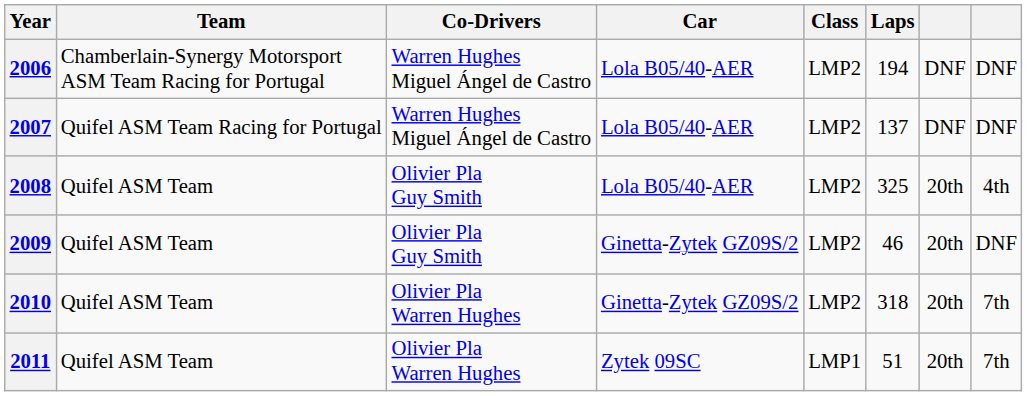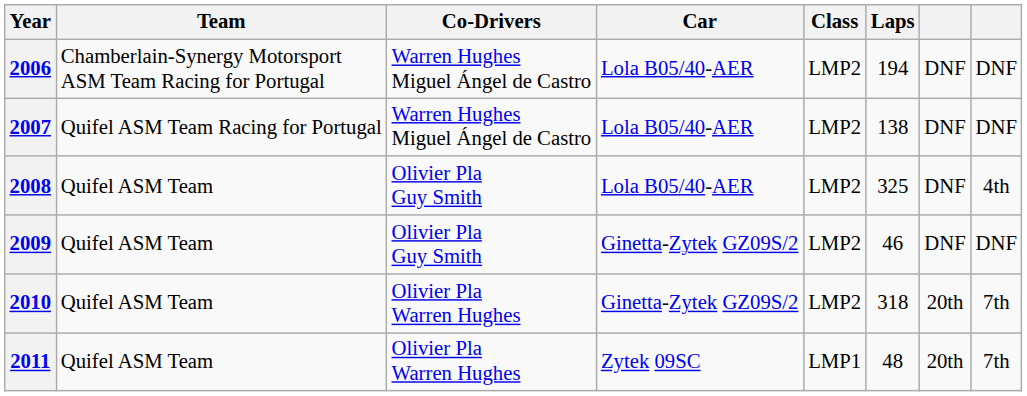(893, 127) 137 -> (893, 127) 138
(945, 185) 20th -> (945, 185) DNF
(945, 244) 20th -> (945, 244) DNF
(893, 361) 51 -> (893, 361) 48
